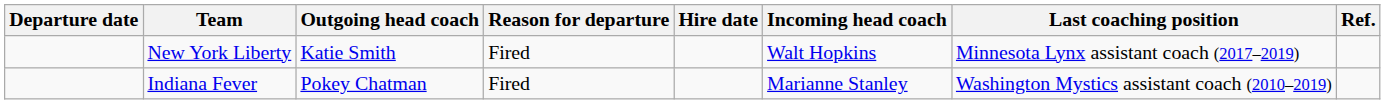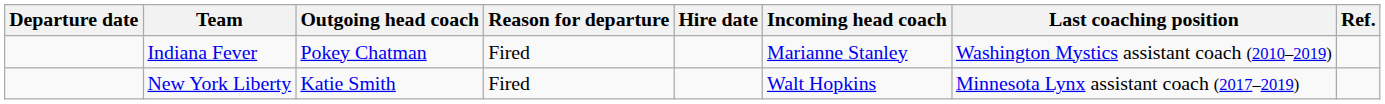rows swapped: (202, 83) <-> (219, 51)
